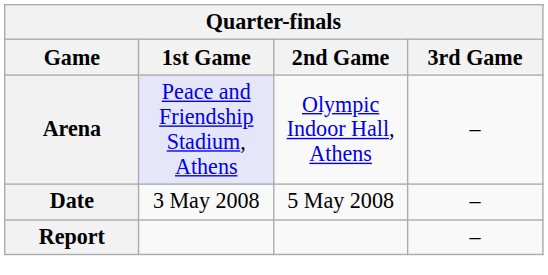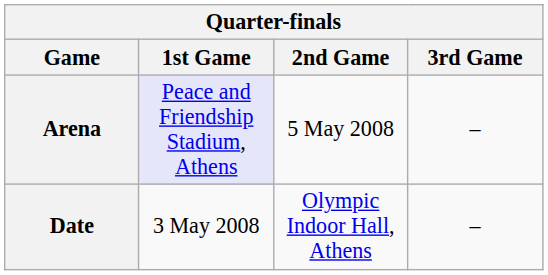(341, 129) Olympic Indoor Hall, Athens -> (341, 129) 5 May 2008
(341, 201) 5 May 2008 -> (341, 226) Olympic Indoor Hall, Athens
- row: (72, 236)
